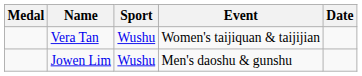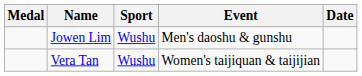rows swapped: (81, 60) <-> (75, 38)
